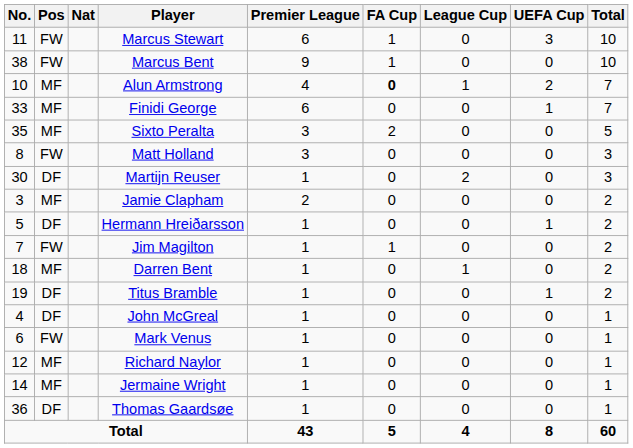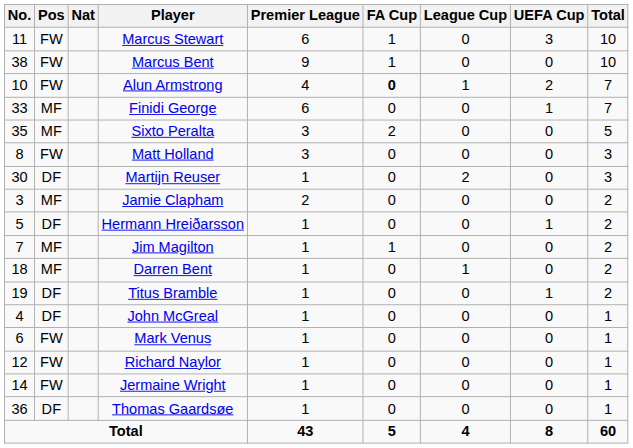(51, 85) MF -> (51, 85) FW
(51, 246) FW -> (51, 246) MF
(51, 362) MF -> (51, 362) FW
(51, 385) MF -> (51, 385) FW
